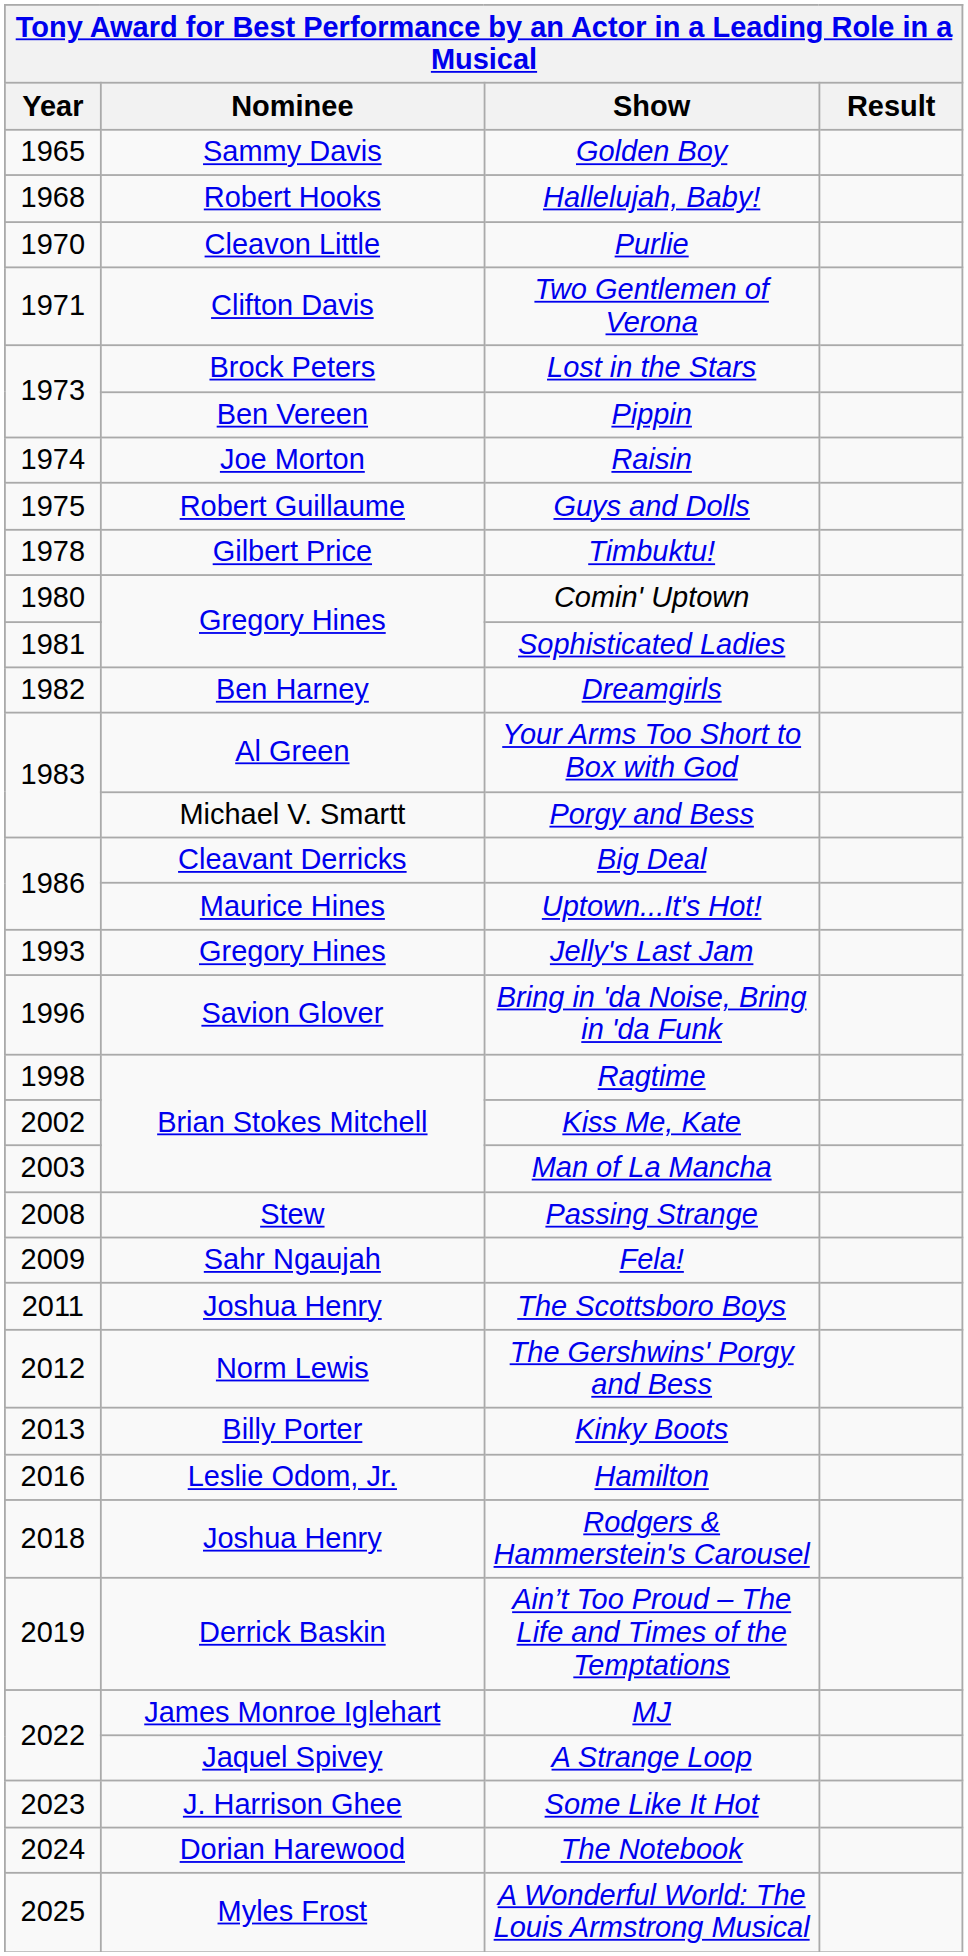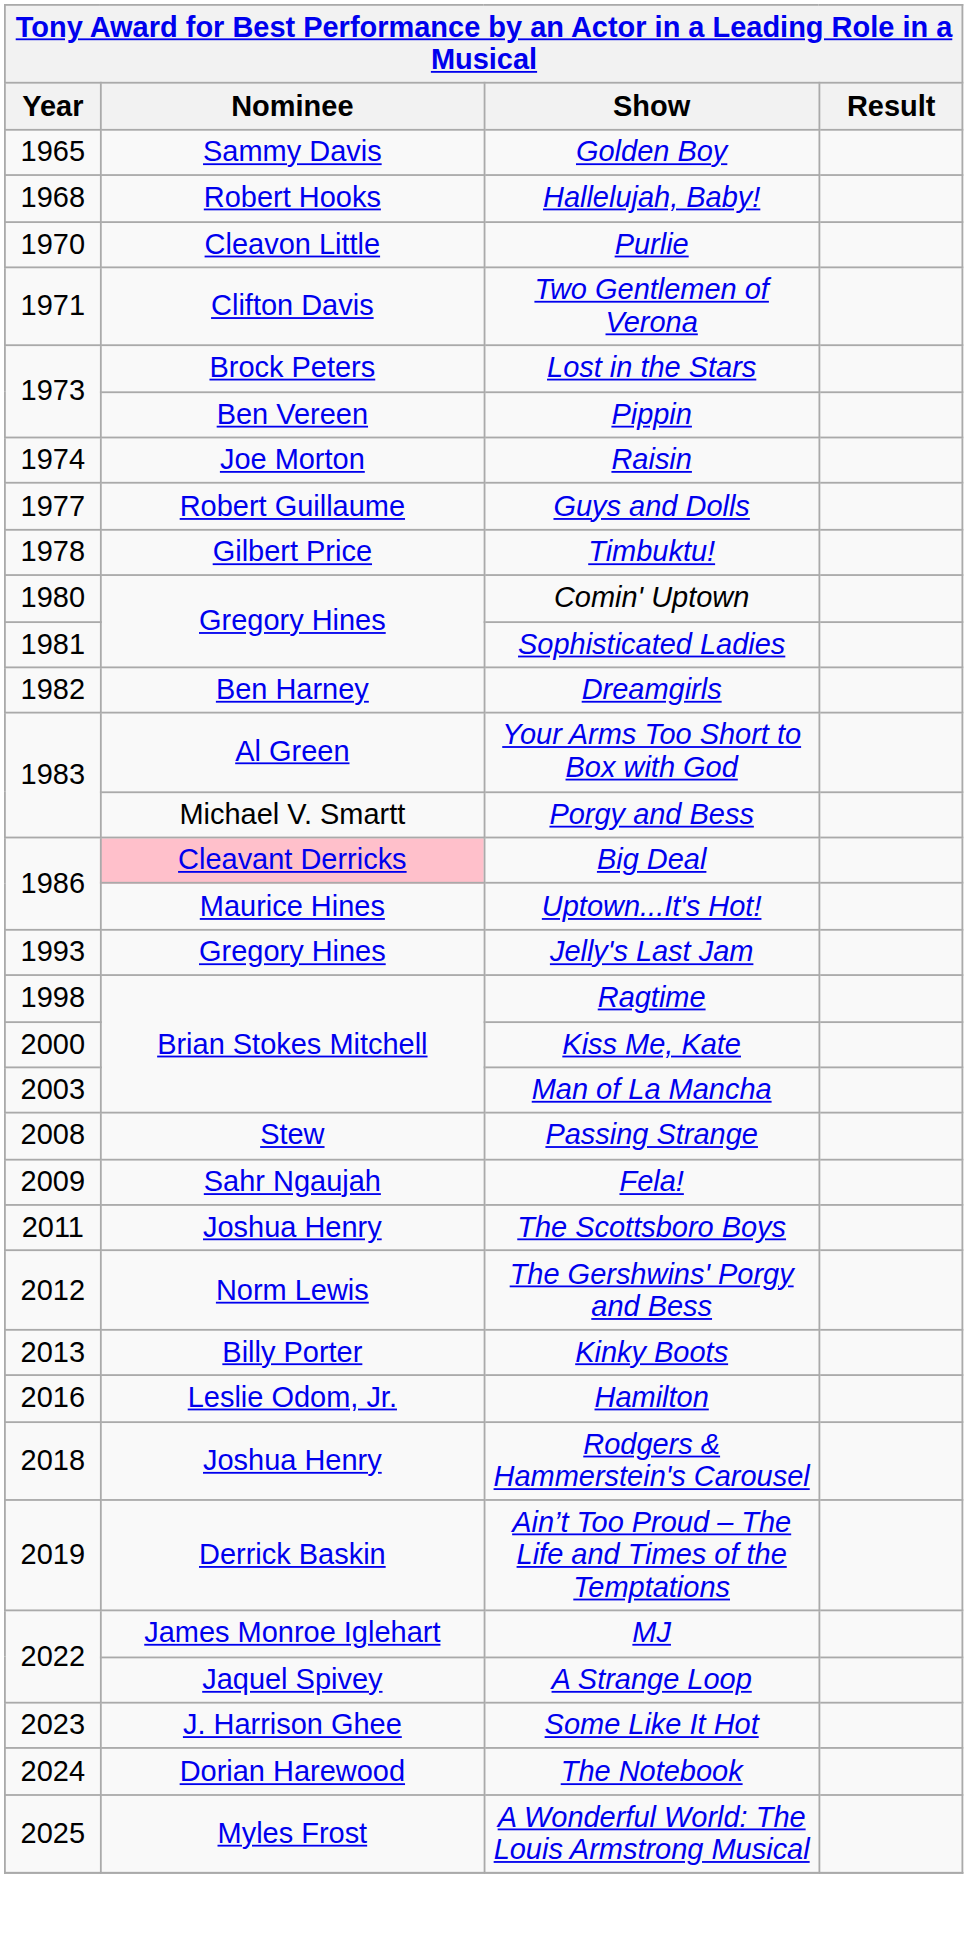(53, 505) 1975 -> (53, 505) 1977
(292, 860) no background -> (292, 860) pink background
- row: (652, 1014)
(53, 1122) 2002 -> (53, 1043) 2000
